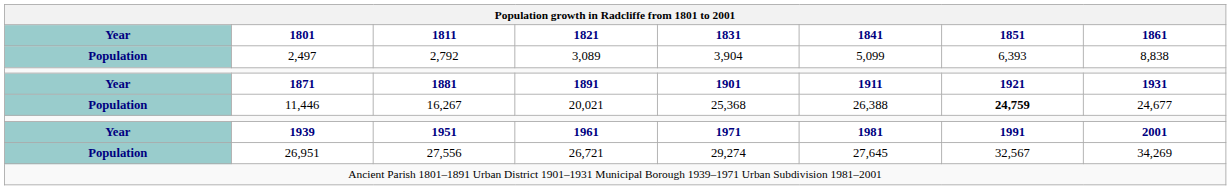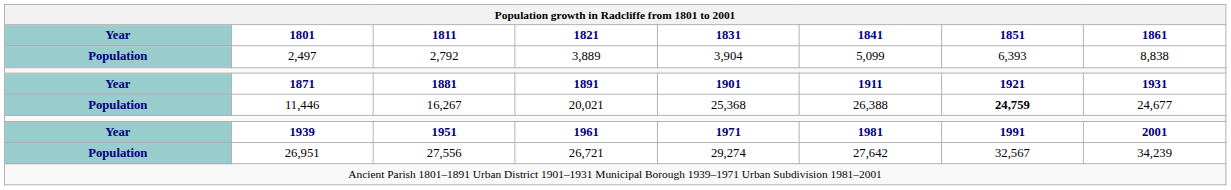(586, 57) 3,089 -> (586, 57) 3,889
(870, 153) 27,645 -> (870, 153) 27,642
(1155, 153) 34,269 -> (1155, 153) 34,239
